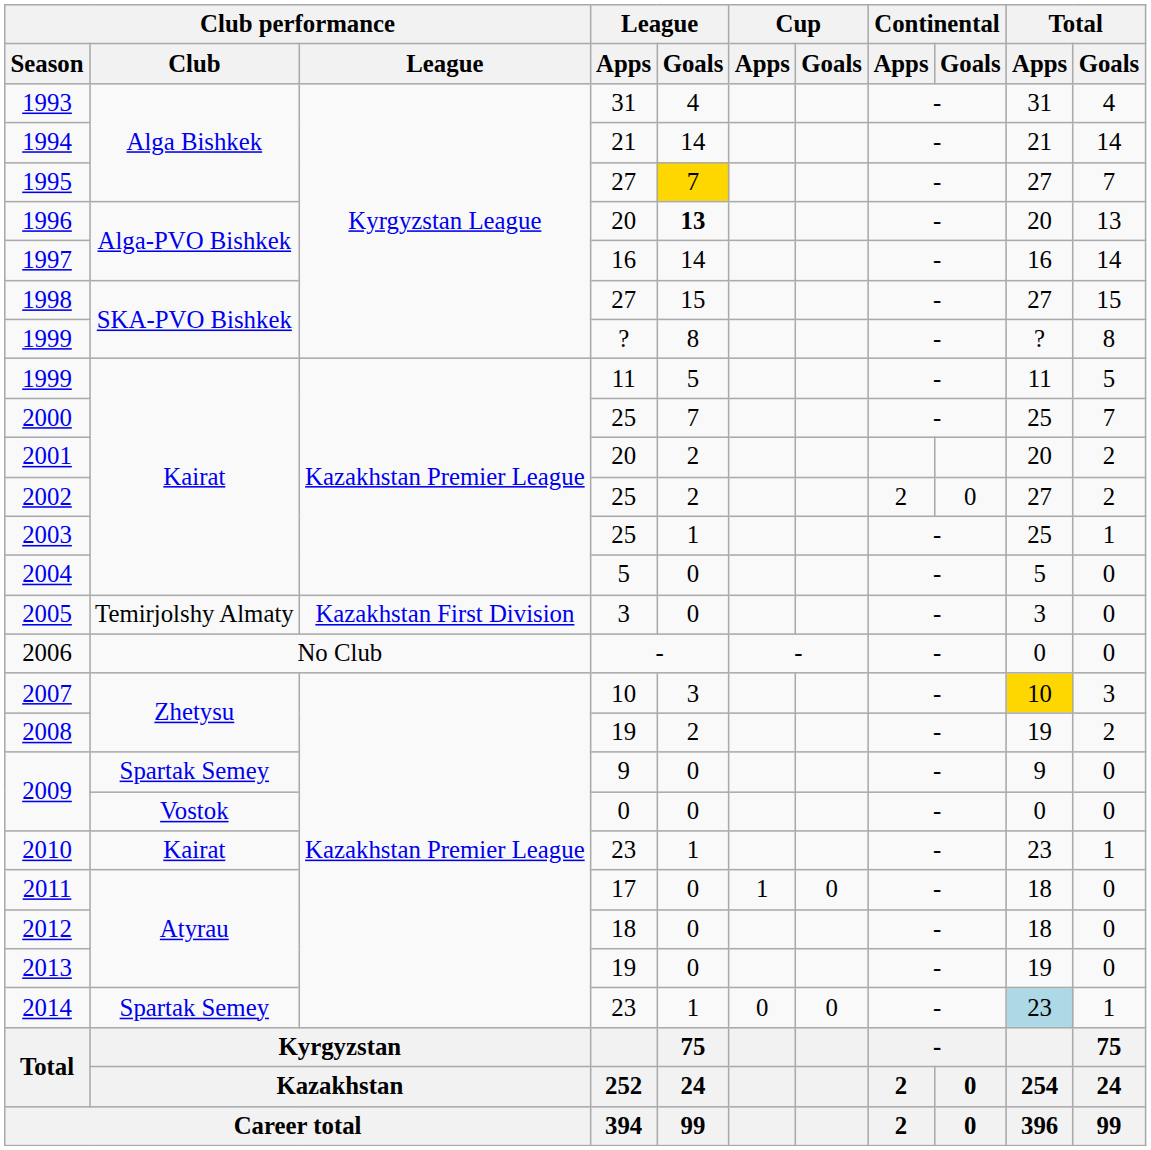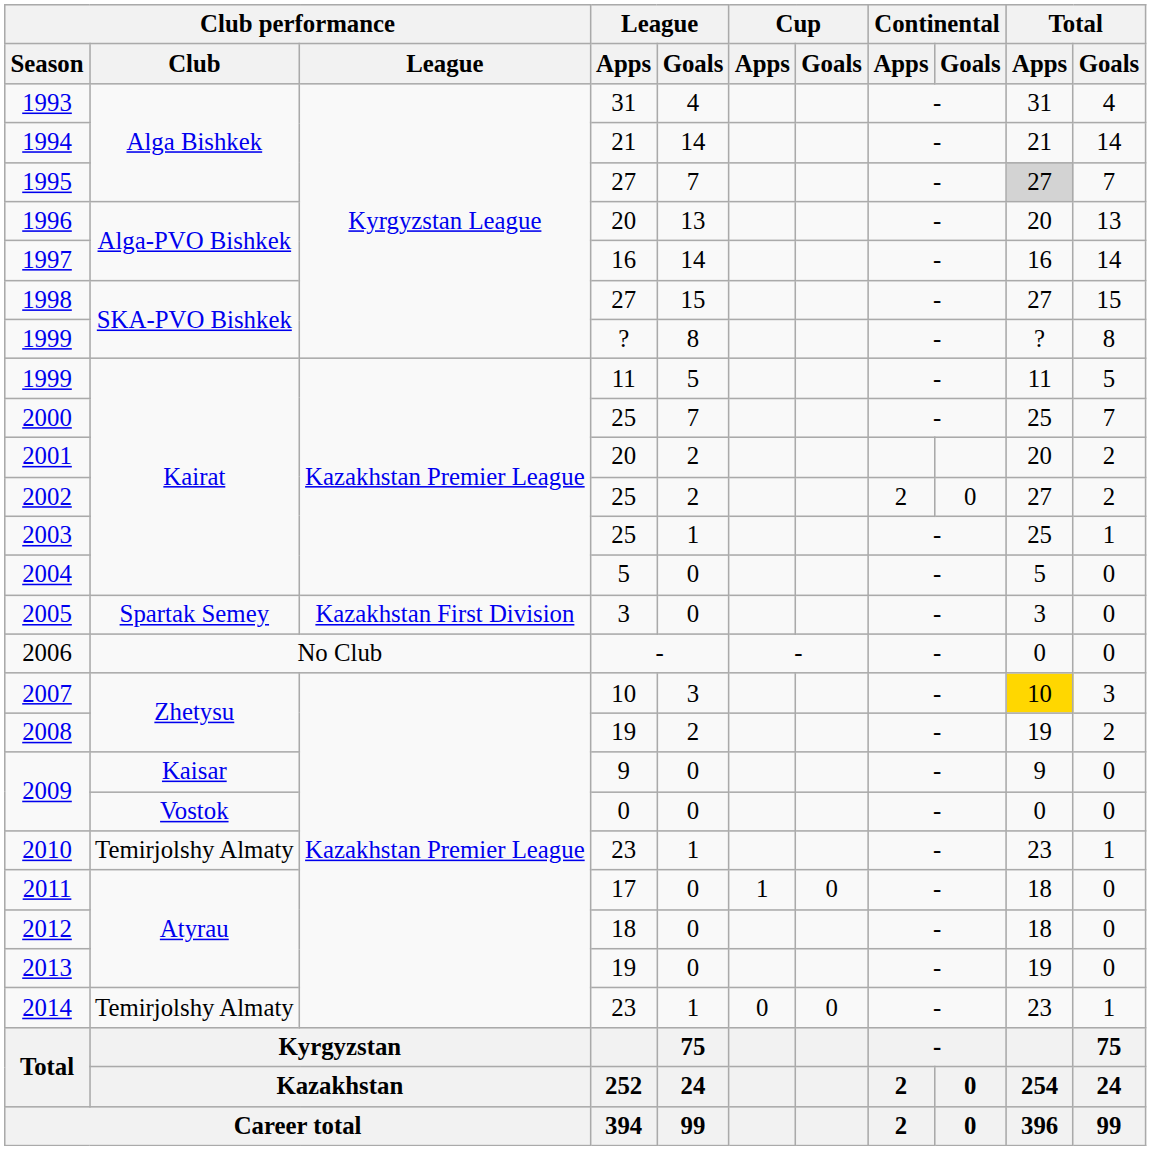(693, 181) gold background -> (693, 181) no background
(1040, 181) no background -> (1040, 181) lightgrey background
(693, 220) bold -> (693, 220) normal
(194, 614) Temirjolshy Almaty -> (194, 614) Spartak Semey
(194, 771) Spartak Semey -> (194, 771) Kaisar
(194, 850) Kairat -> (194, 850) Temirjolshy Almaty
(194, 1007) Spartak Semey -> (194, 1007) Temirjolshy Almaty
(1040, 1007) lightblue background -> (1040, 1007) no background
